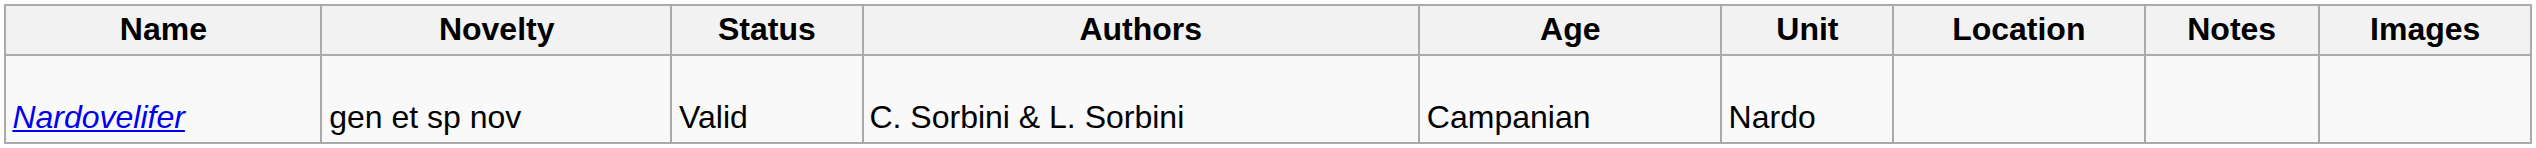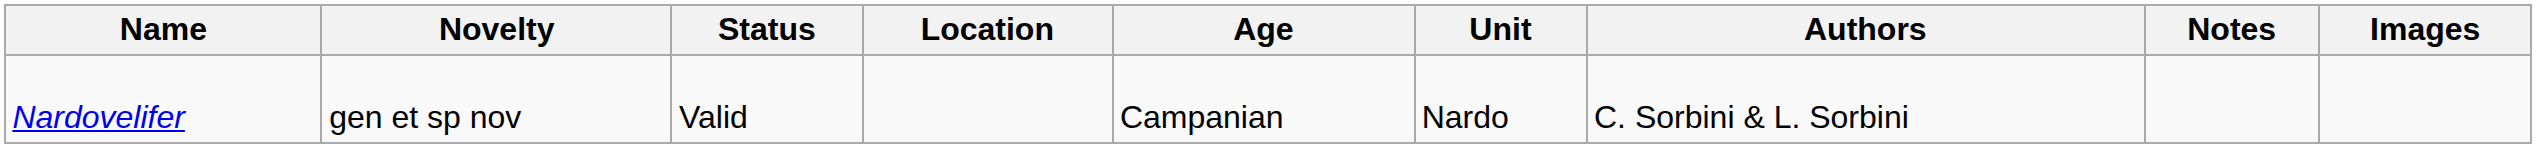columns swapped: (1141, 29) <-> (2019, 29)
